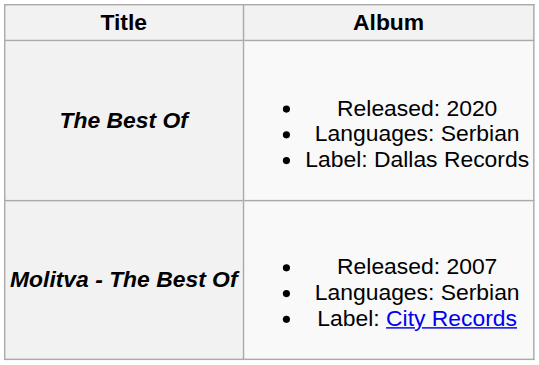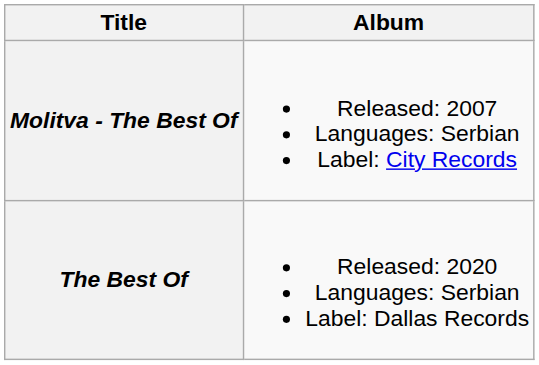rows swapped: (124, 279) <-> (124, 120)
